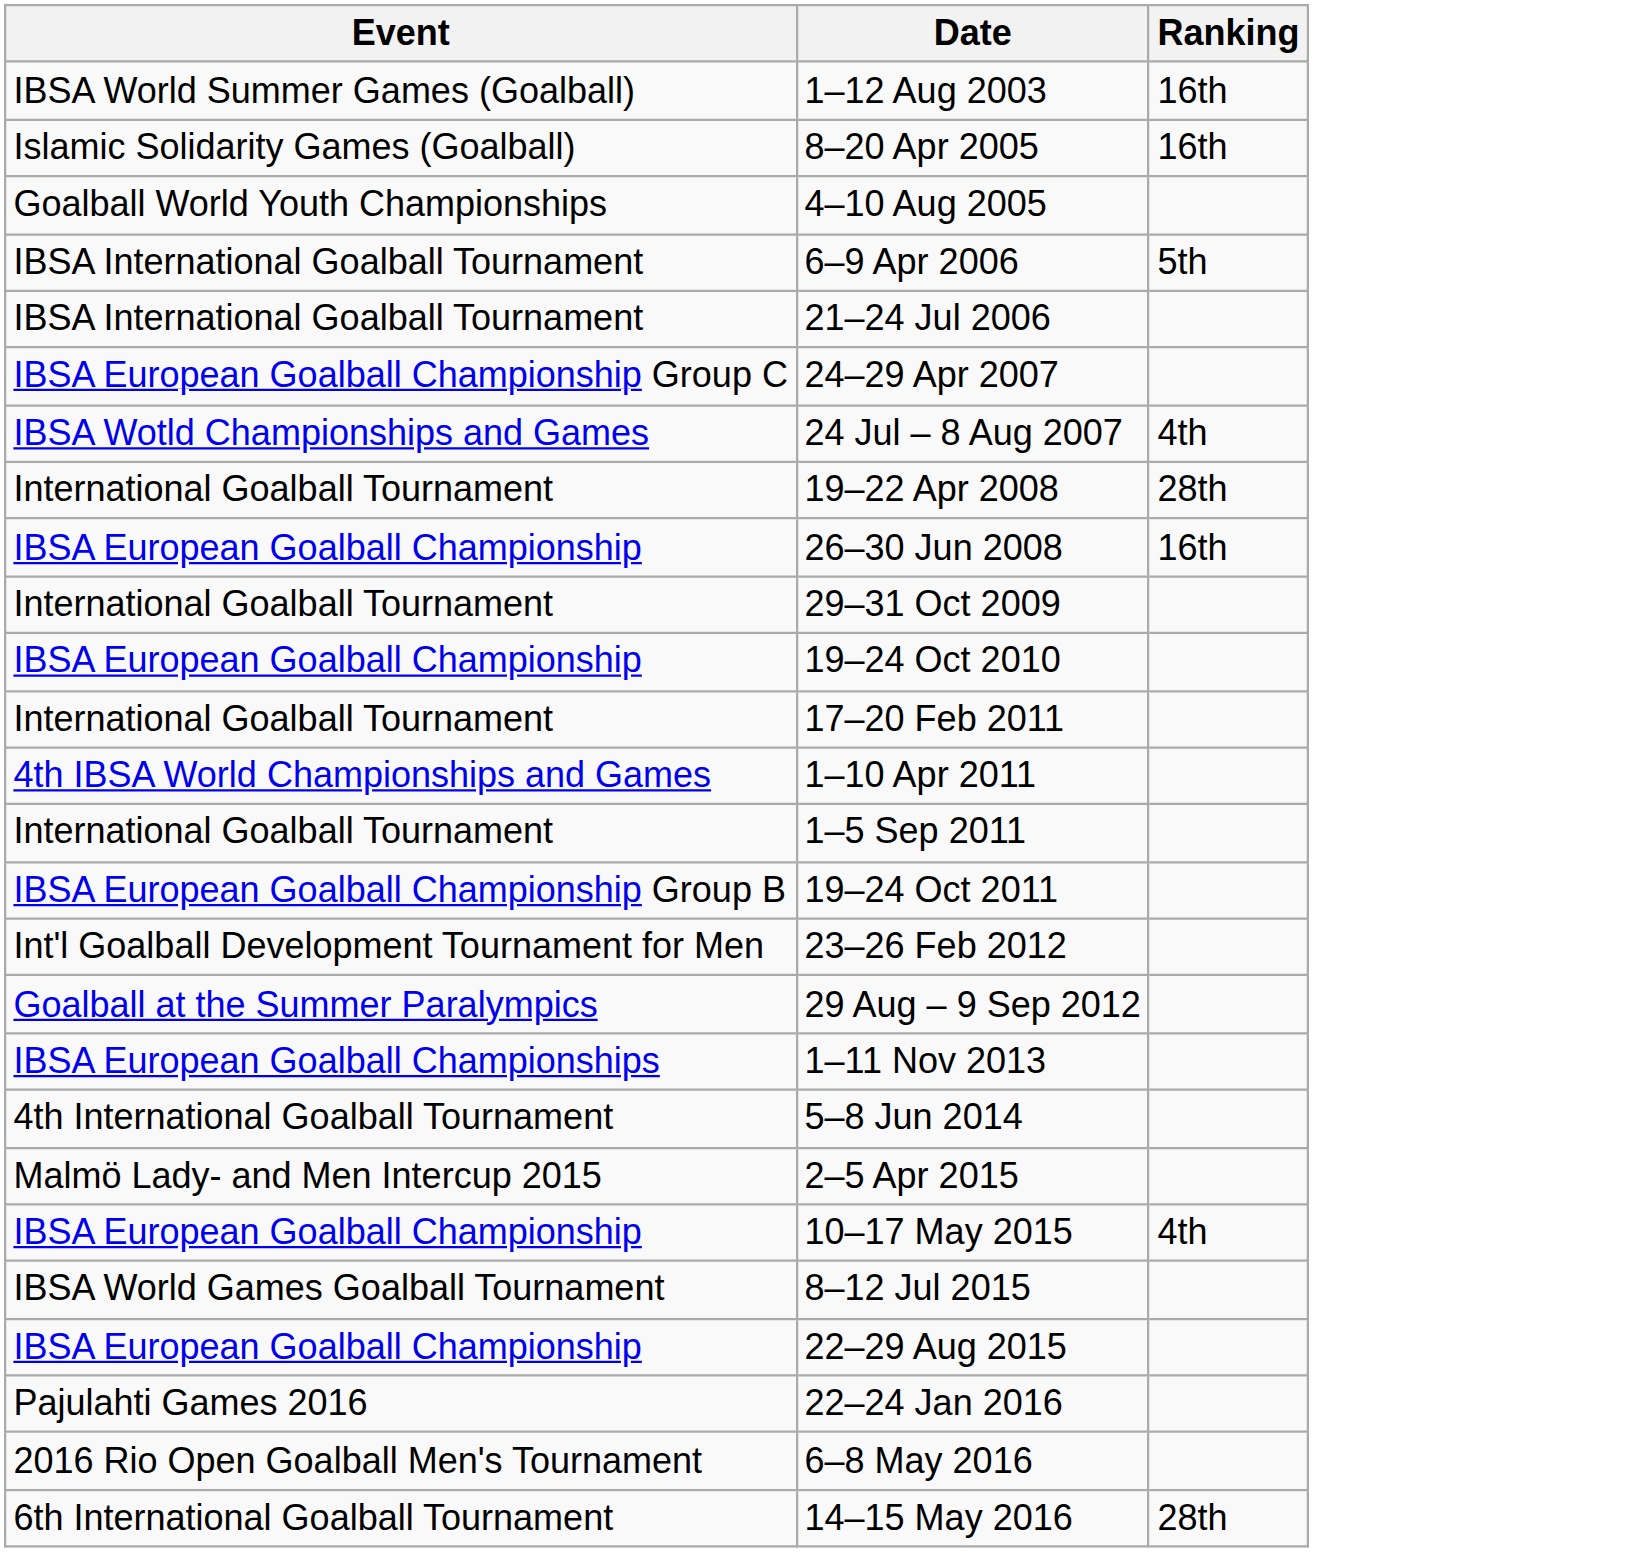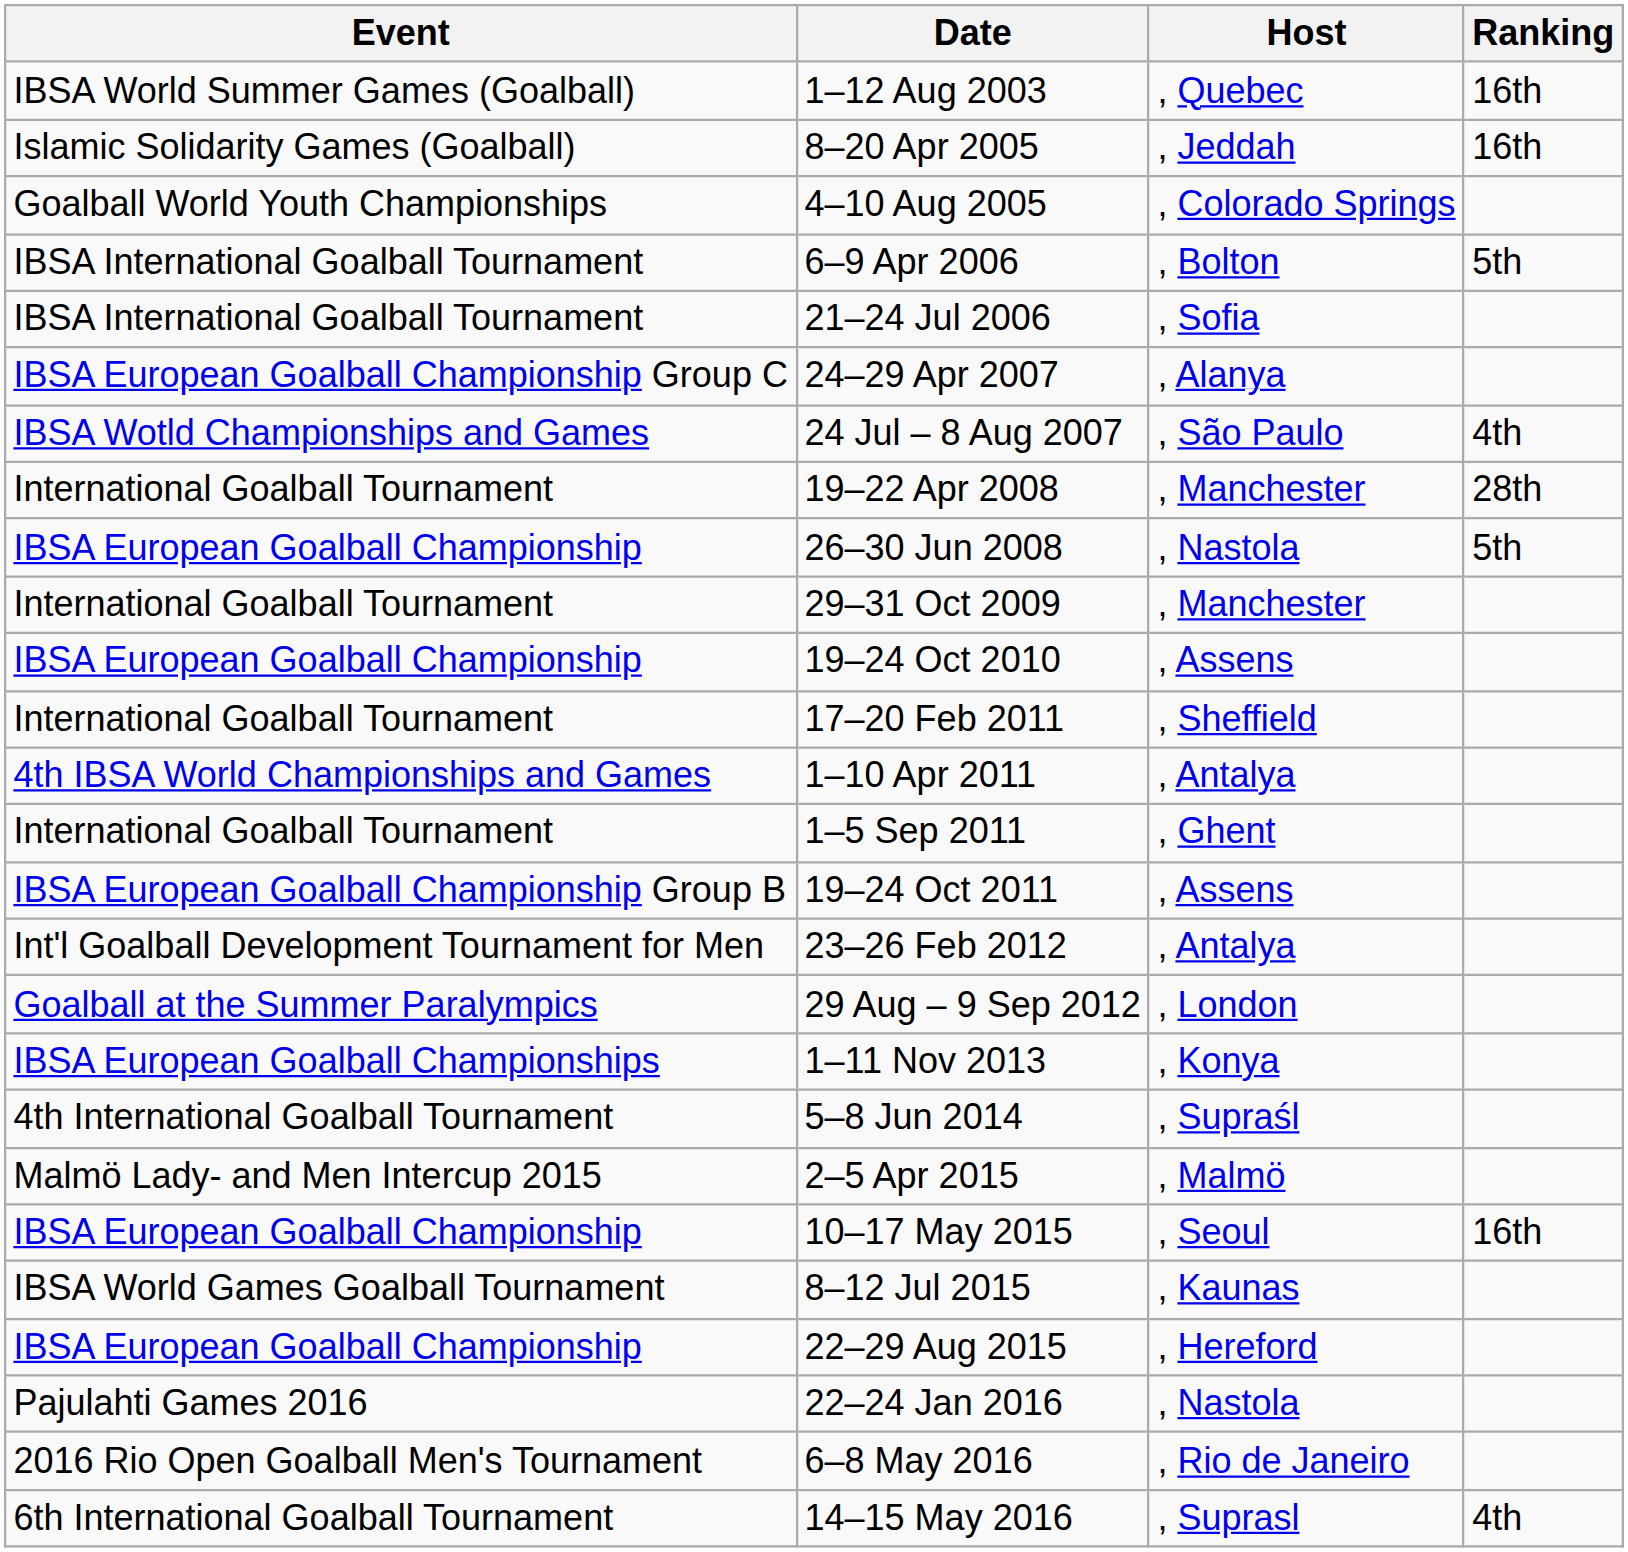+ column: (1306, 33)
(1192, 546) 16th -> (1497, 546) 5th
(1182, 1232) 4th -> (1507, 1232) 16th
(1192, 1517) 28th -> (1497, 1517) 4th
